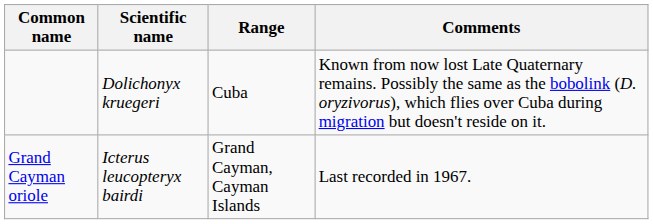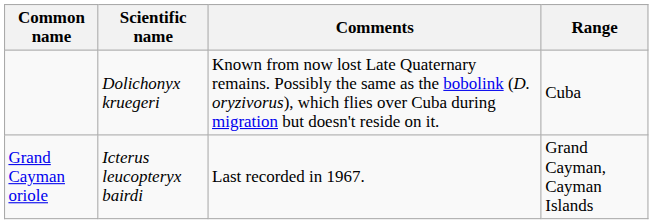columns swapped: (261, 27) <-> (481, 27)
